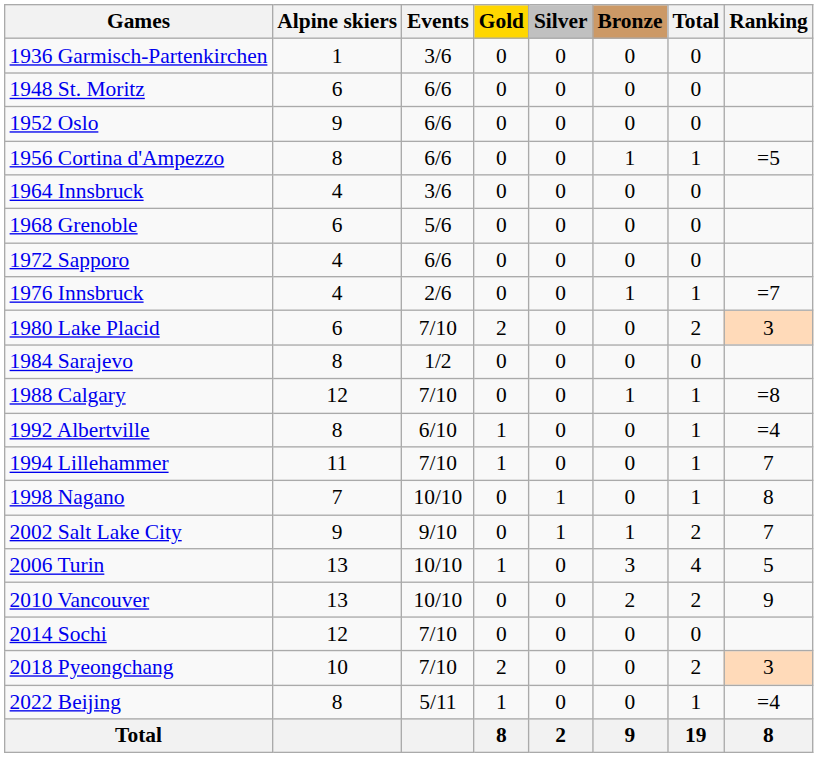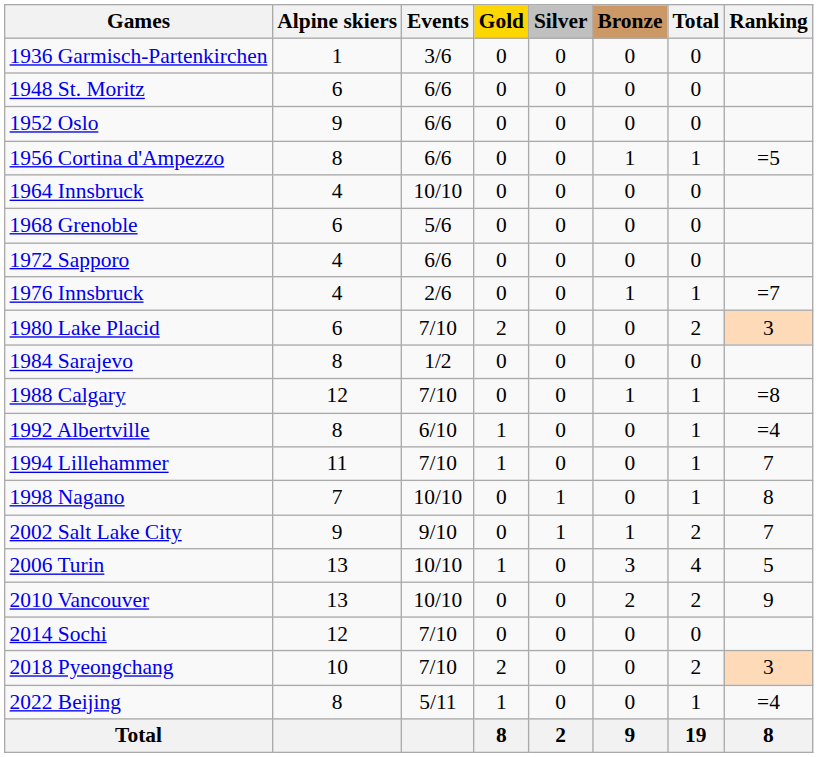(438, 191) 3/6 -> (438, 191) 10/10
